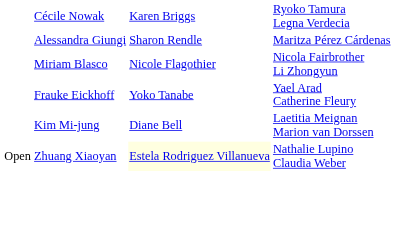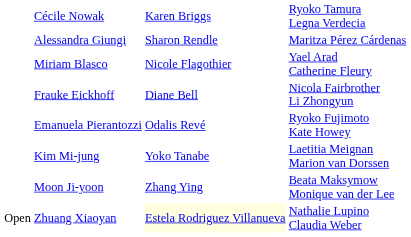(319, 64) Nicola Fairbrother Li Zhongyun -> (330, 64) Yael Arad Catherine Fleury
(161, 94) Yoko Tanabe -> (171, 94) Diane Bell
(315, 94) Yael Arad Catherine Fleury -> (334, 94) Nicola Fairbrother Li Zhongyun
+ row: (88, 125)
(156, 125) Diane Bell -> (177, 156) Yoko Tanabe
+ row: (69, 187)
